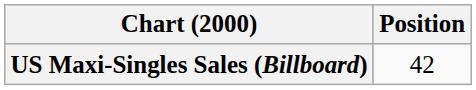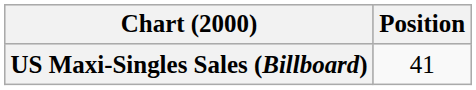(422, 63) 42 -> (422, 63) 41
